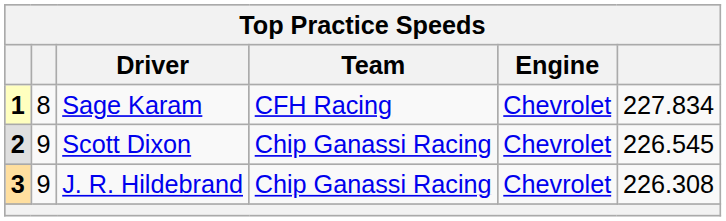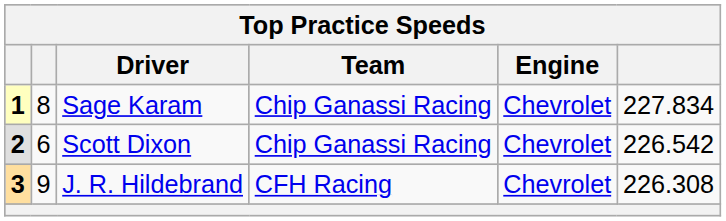(323, 105) CFH Racing -> (373, 105) Chip Ganassi Racing
(43, 145) 9 -> (43, 145) 6
(668, 145) 226.545 -> (668, 145) 226.542
(373, 185) Chip Ganassi Racing -> (323, 185) CFH Racing
